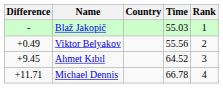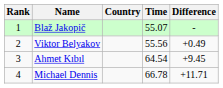columns swapped: (204, 12) <-> (29, 12)
(177, 28) 55.03 -> (156, 28) 55.07
(177, 59) 64.52 -> (156, 59) 64.54
